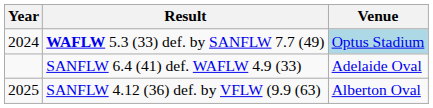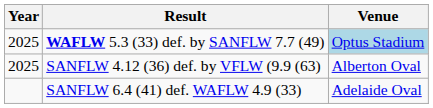(24, 41) 2024 -> (24, 41) 2025
rows swapped: (183, 90) <-> (174, 66)
